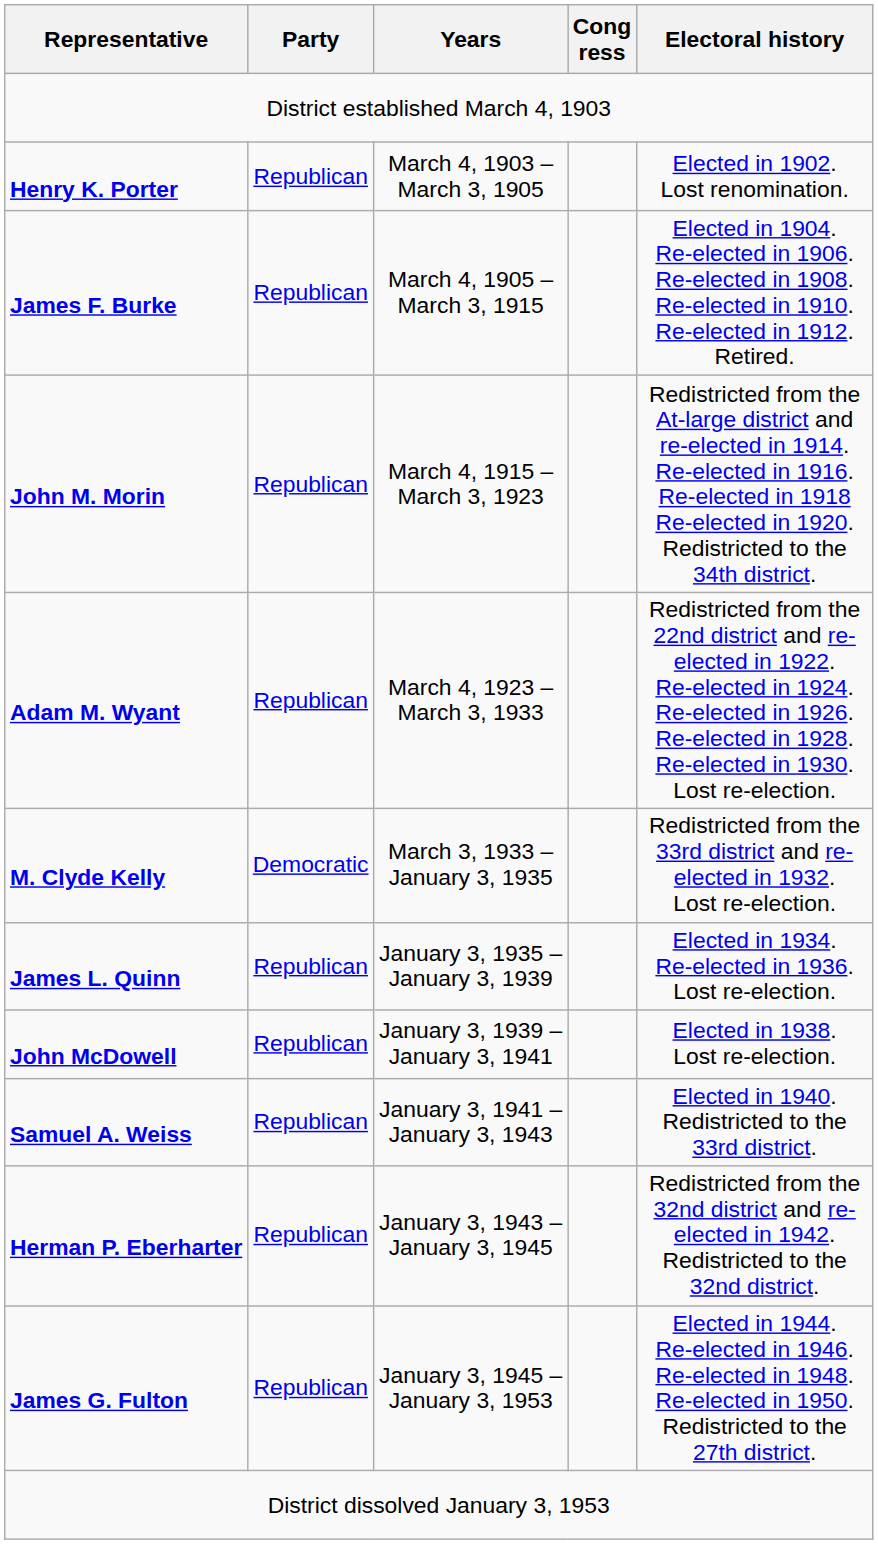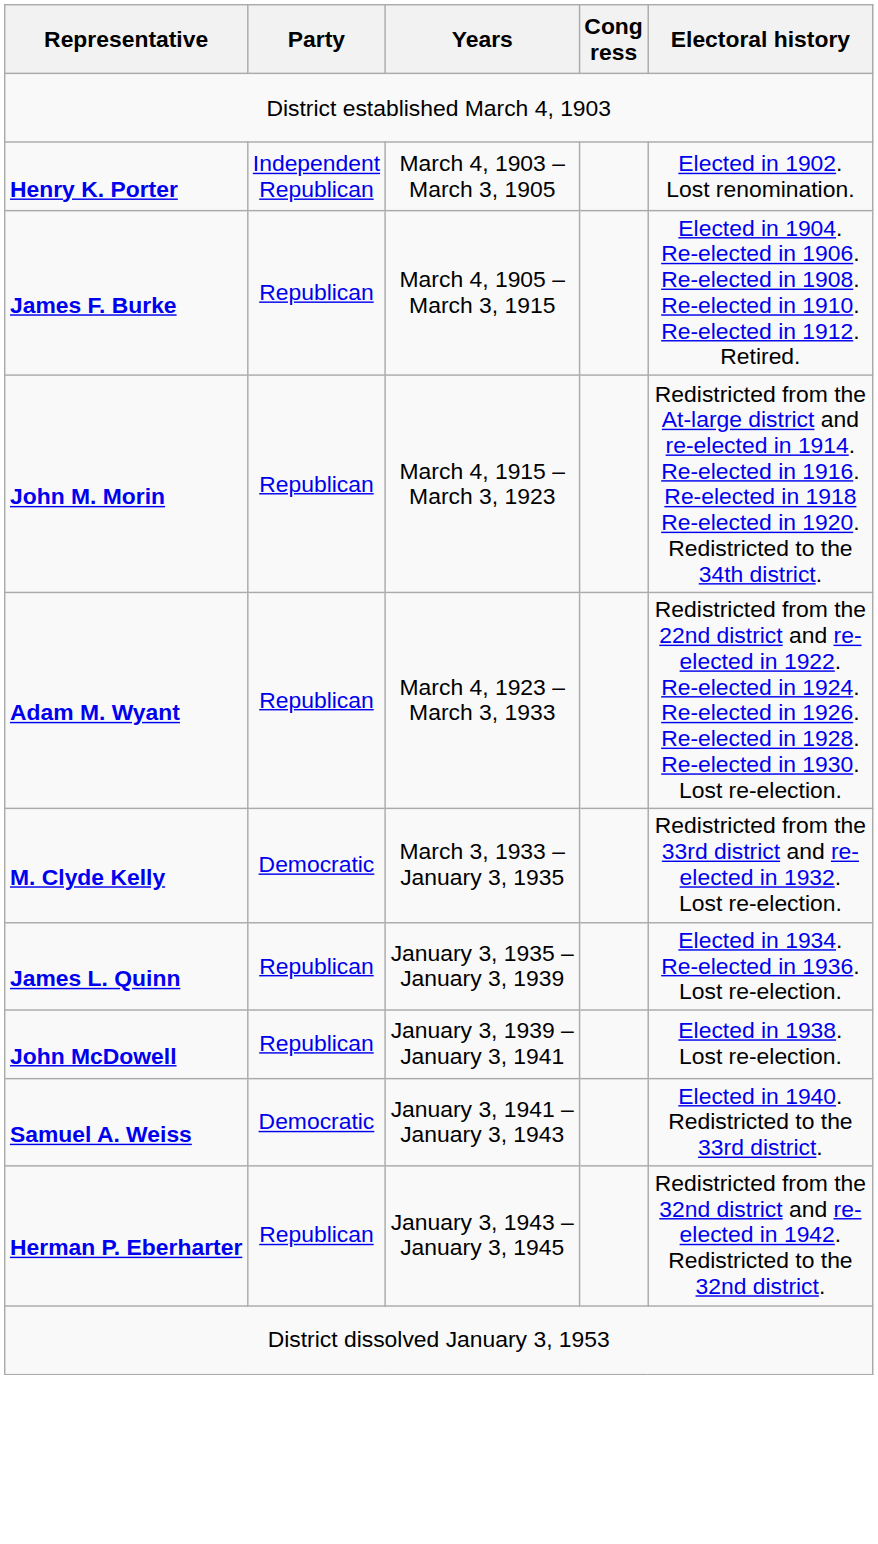(311, 176) Republican -> (316, 176) Independent Republican
(311, 1122) Republican -> (316, 1122) Democratic
- row: (99, 1400)
